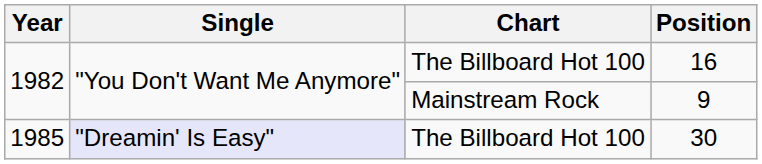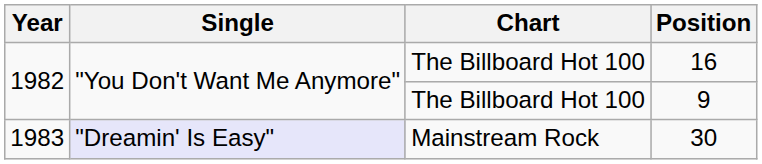(505, 100) Mainstream Rock -> (528, 100) The Billboard Hot 100
(37, 138) 1985 -> (37, 138) 1983
(528, 138) The Billboard Hot 100 -> (505, 138) Mainstream Rock
